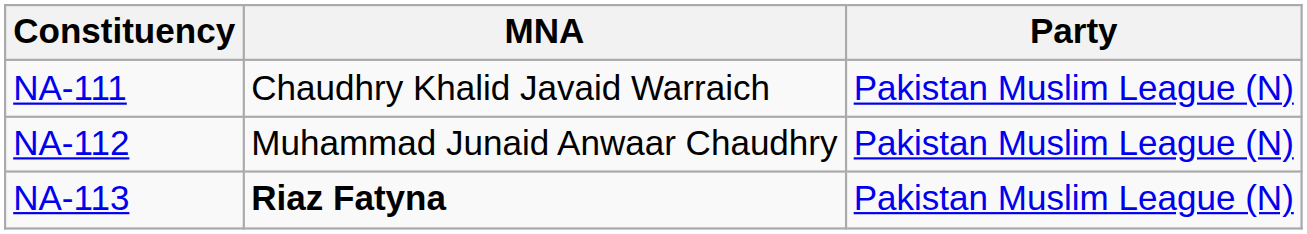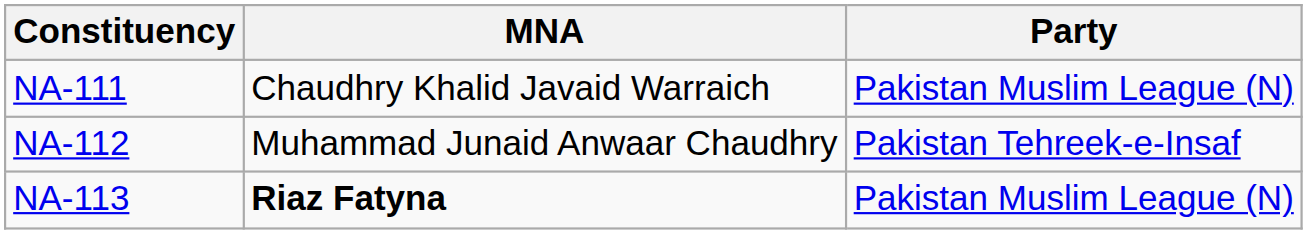(1074, 143) Pakistan Muslim League (N) -> (1047, 143) Pakistan Tehreek-e-Insaf
